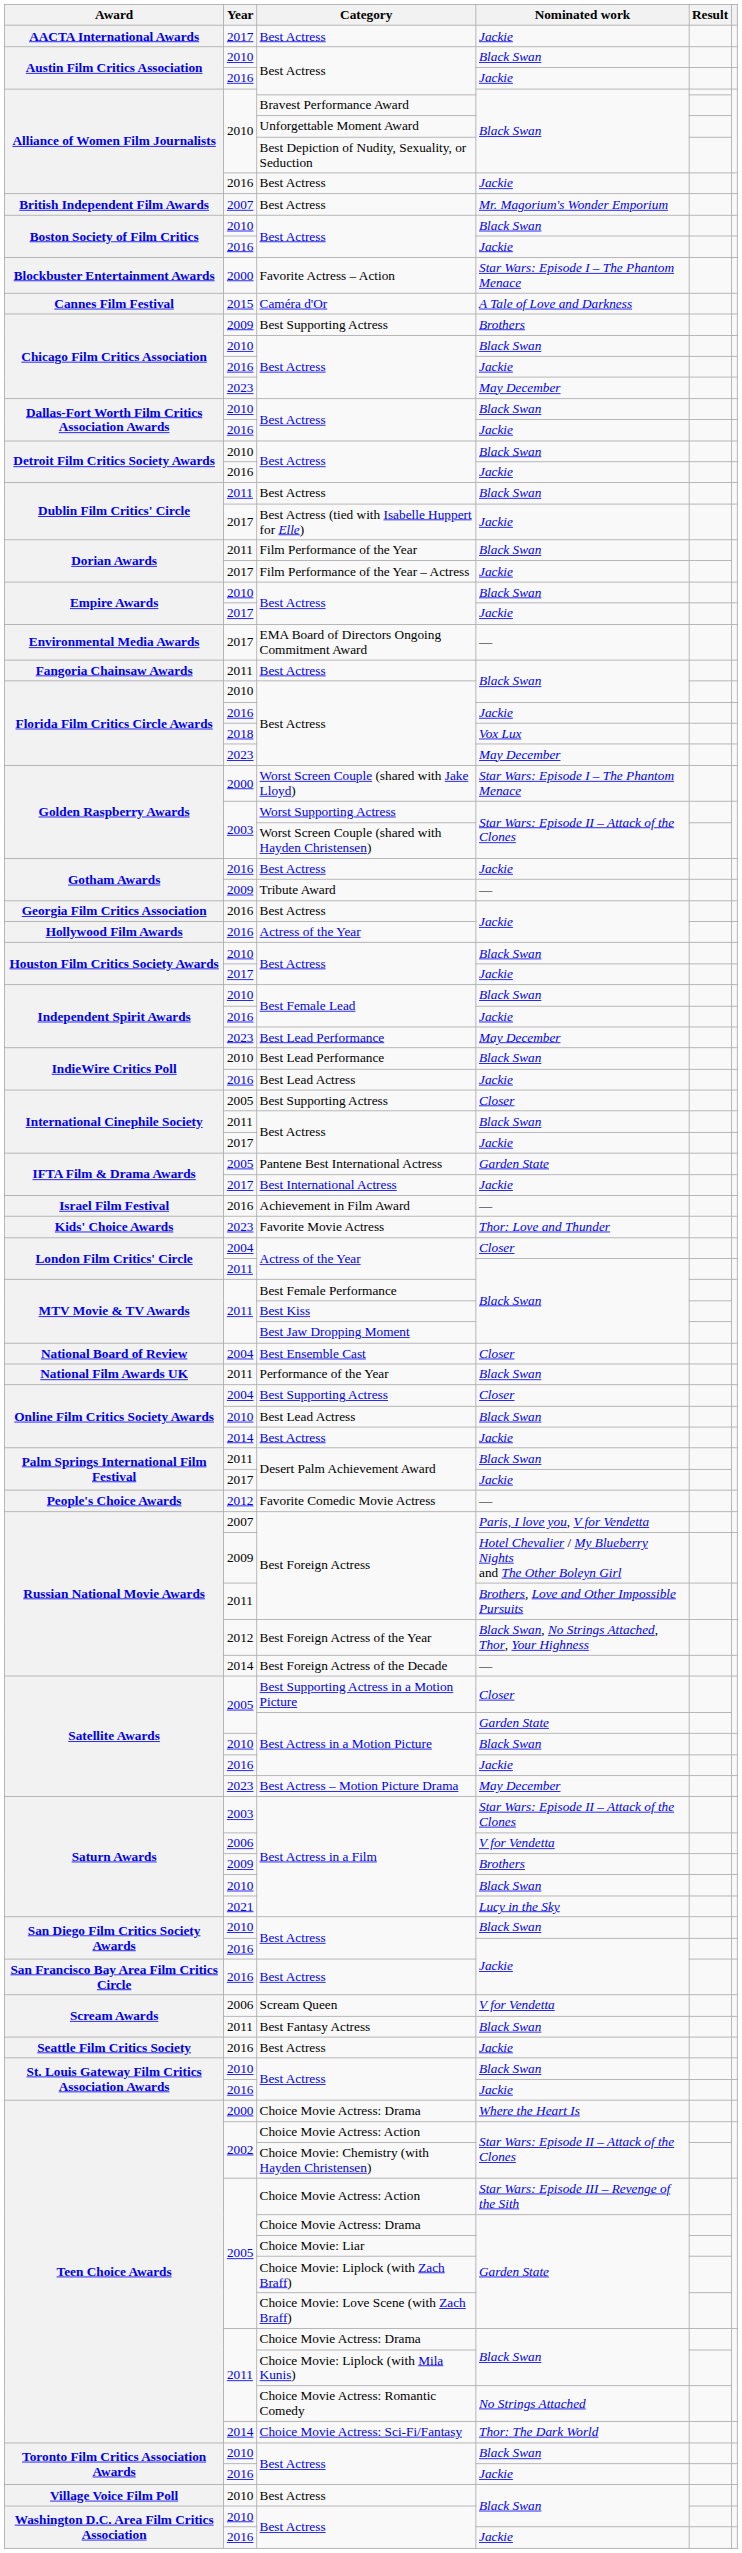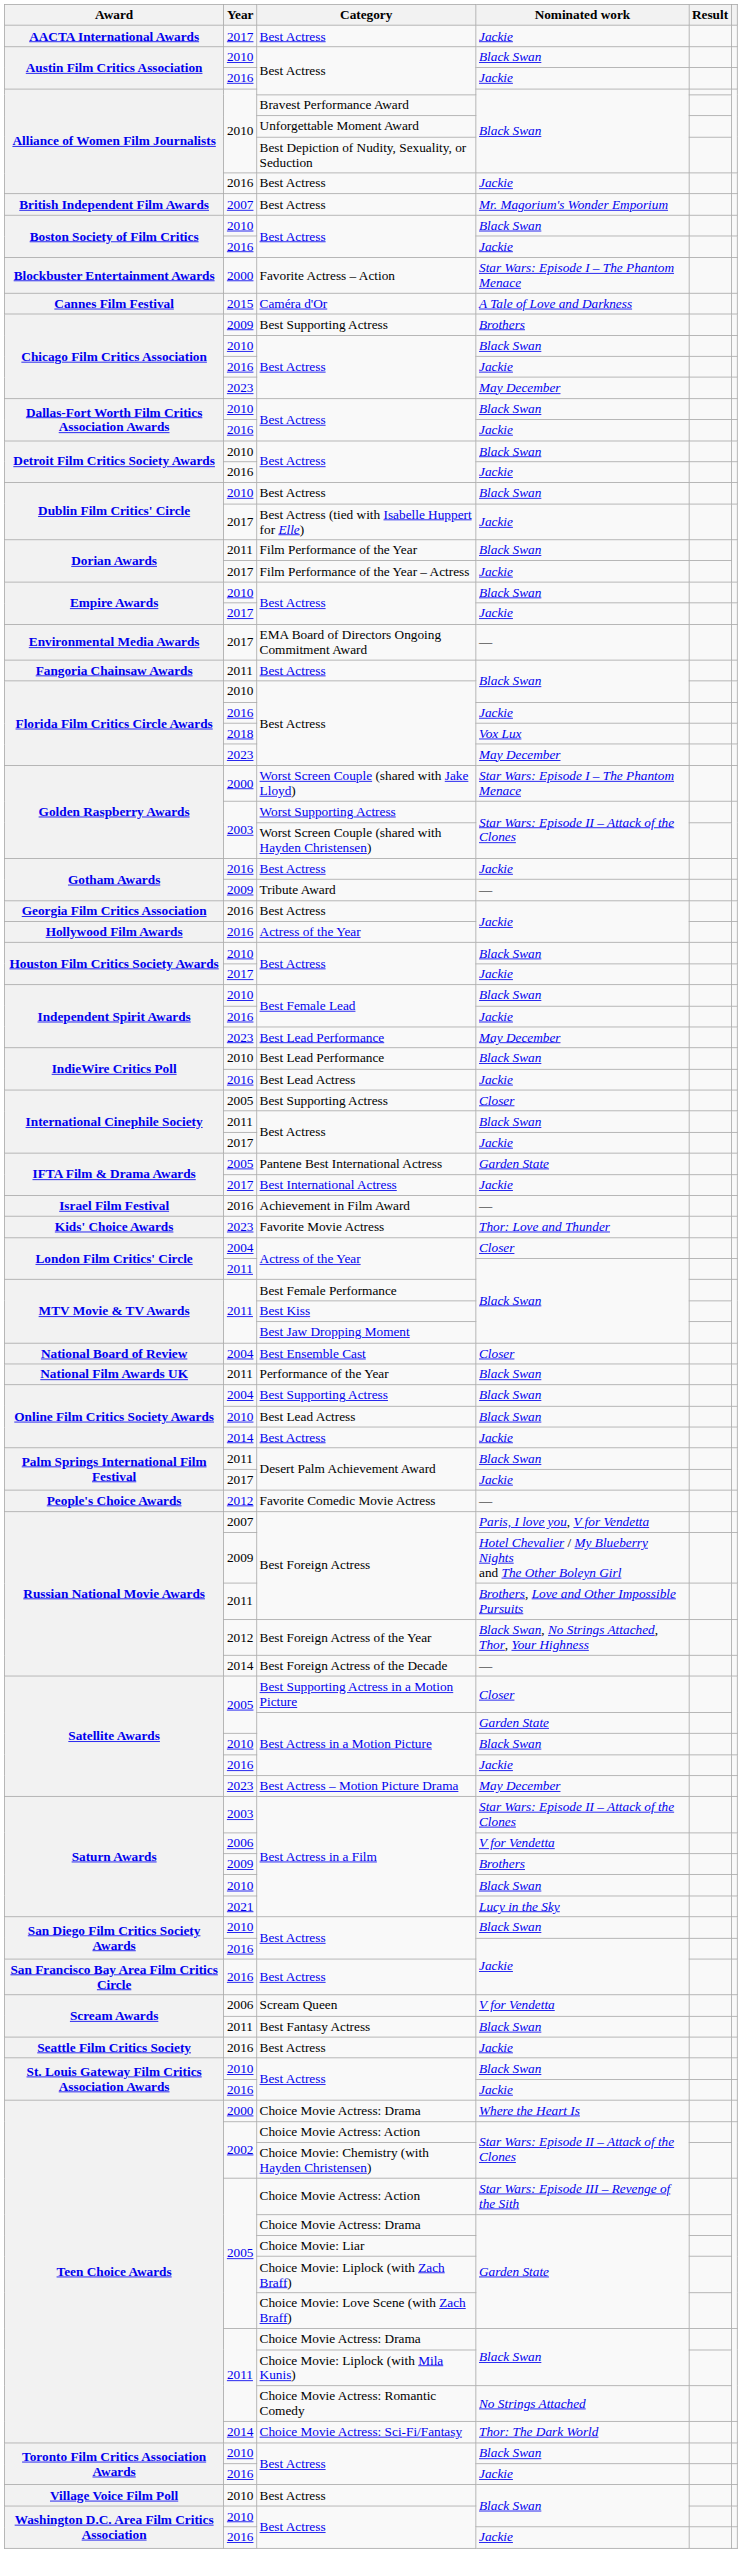(240, 493) 2011 -> (240, 493) 2010
(497, 1395) Closer -> (510, 1395) Black Swan
